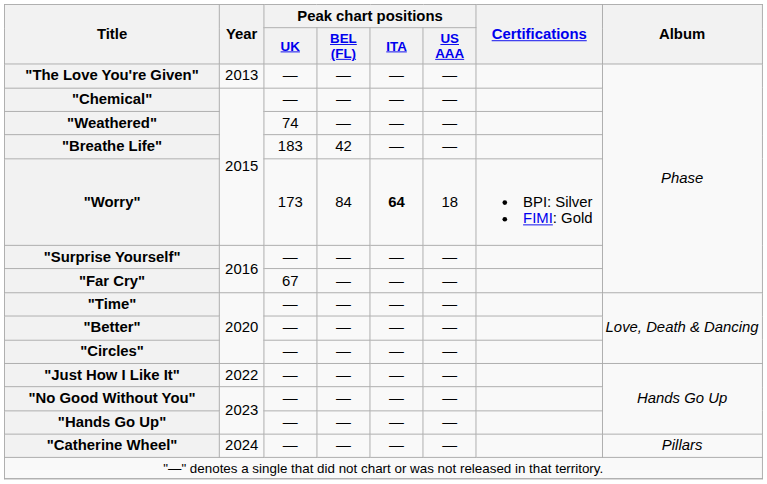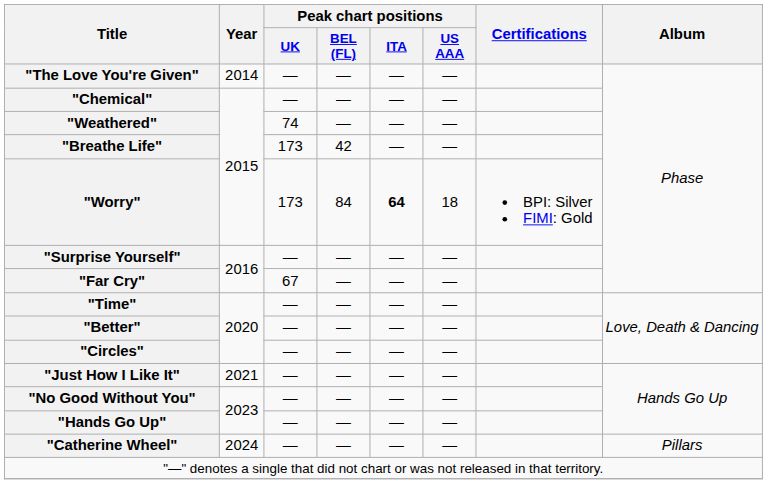(242, 75) 2013 -> (242, 75) 2014
(290, 146) 183 -> (290, 146) 173
(242, 375) 2022 -> (242, 375) 2021
